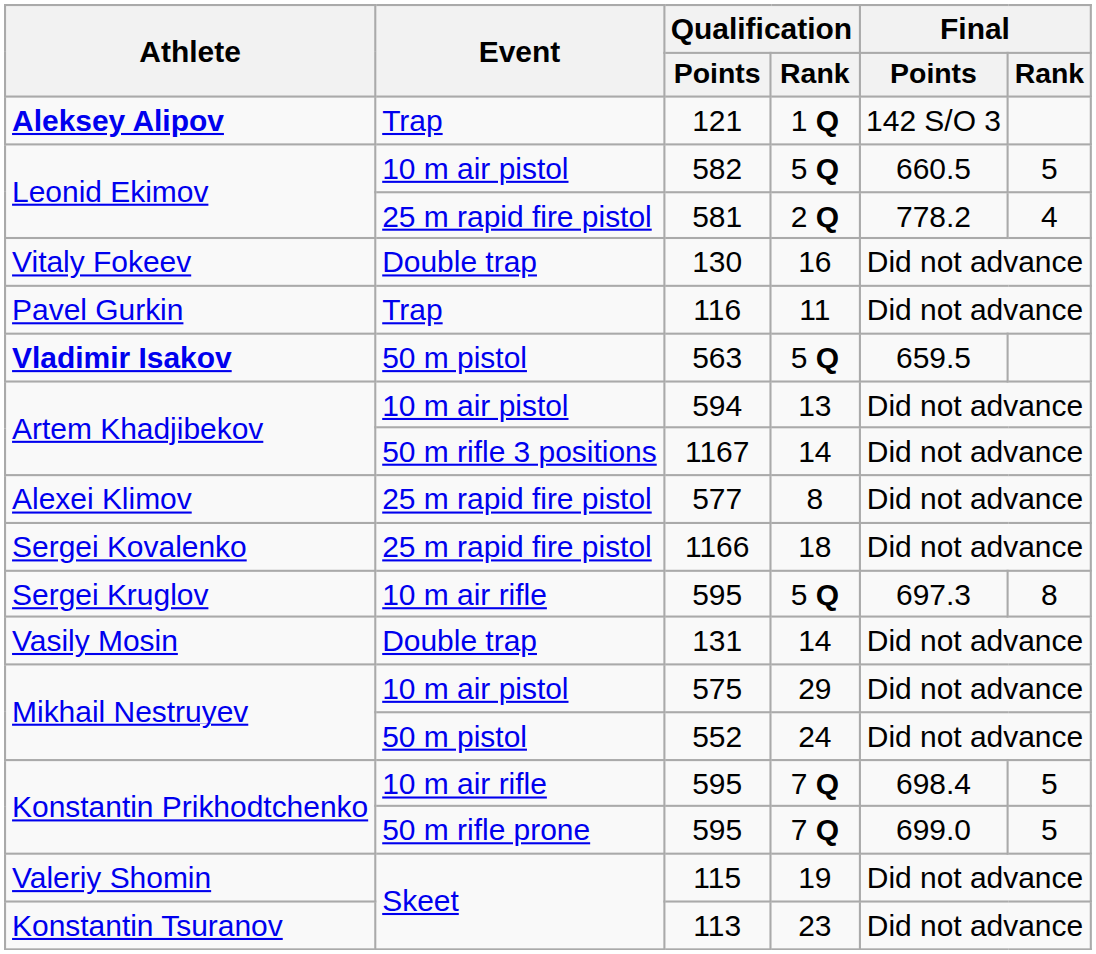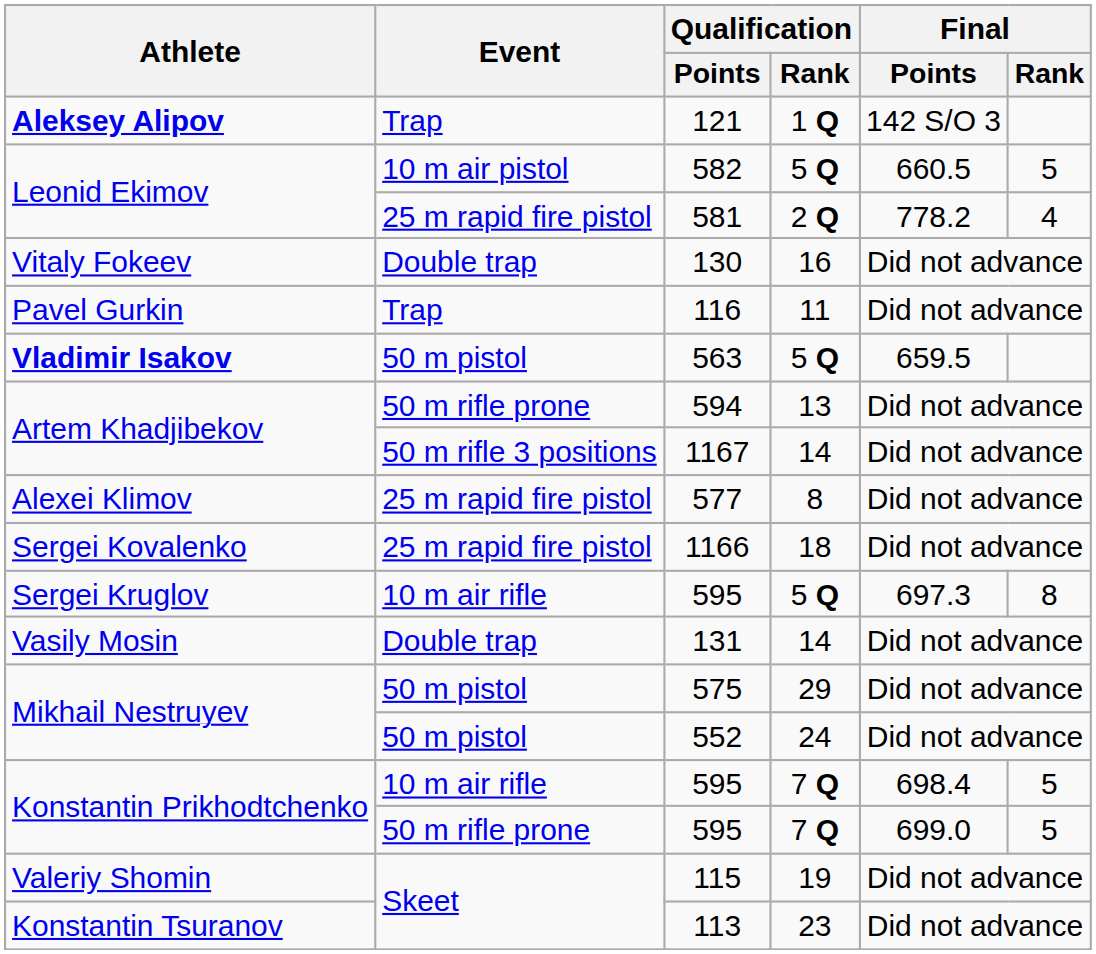(475, 405) 10 m air pistol -> (486, 405) 50 m rifle prone
(475, 689) 10 m air pistol -> (455, 689) 50 m pistol
